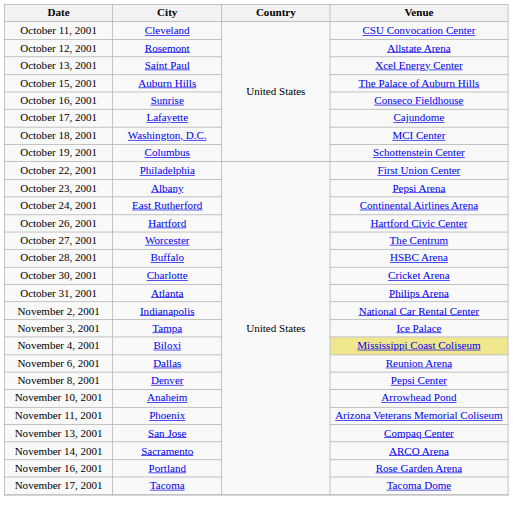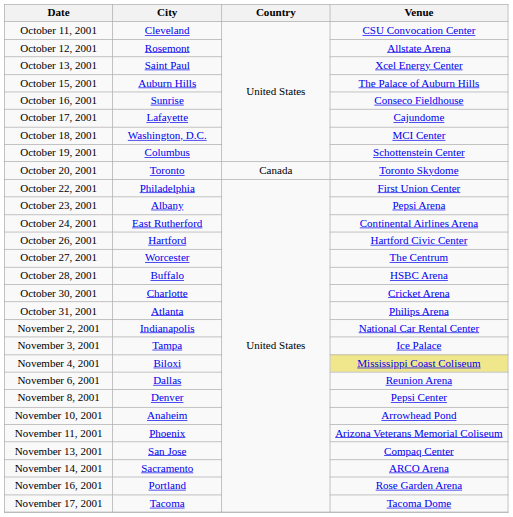+ row: (59, 170)
